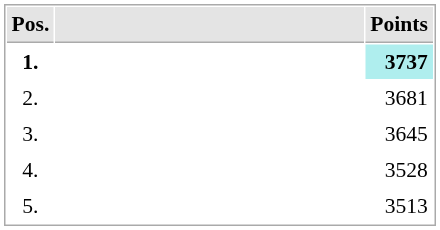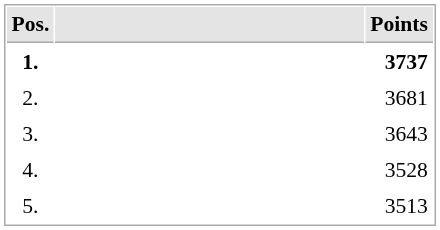(406, 61) paleturquoise background -> (406, 61) no background
(406, 133) 3645 -> (406, 133) 3643
